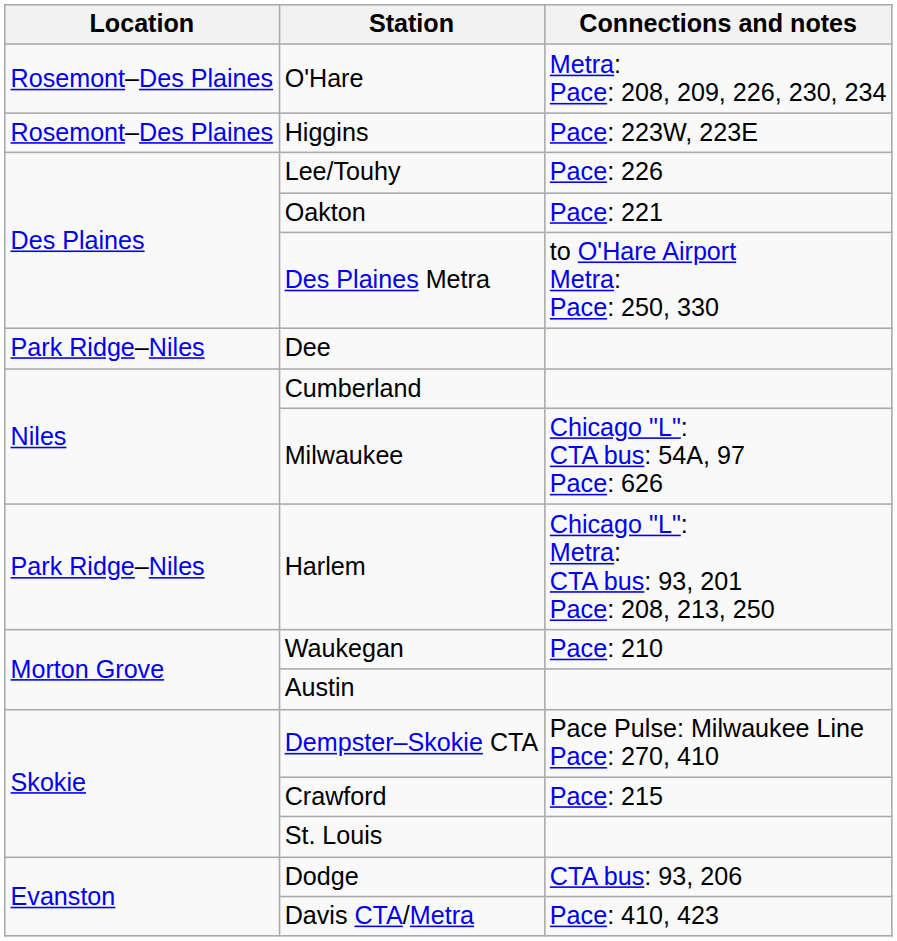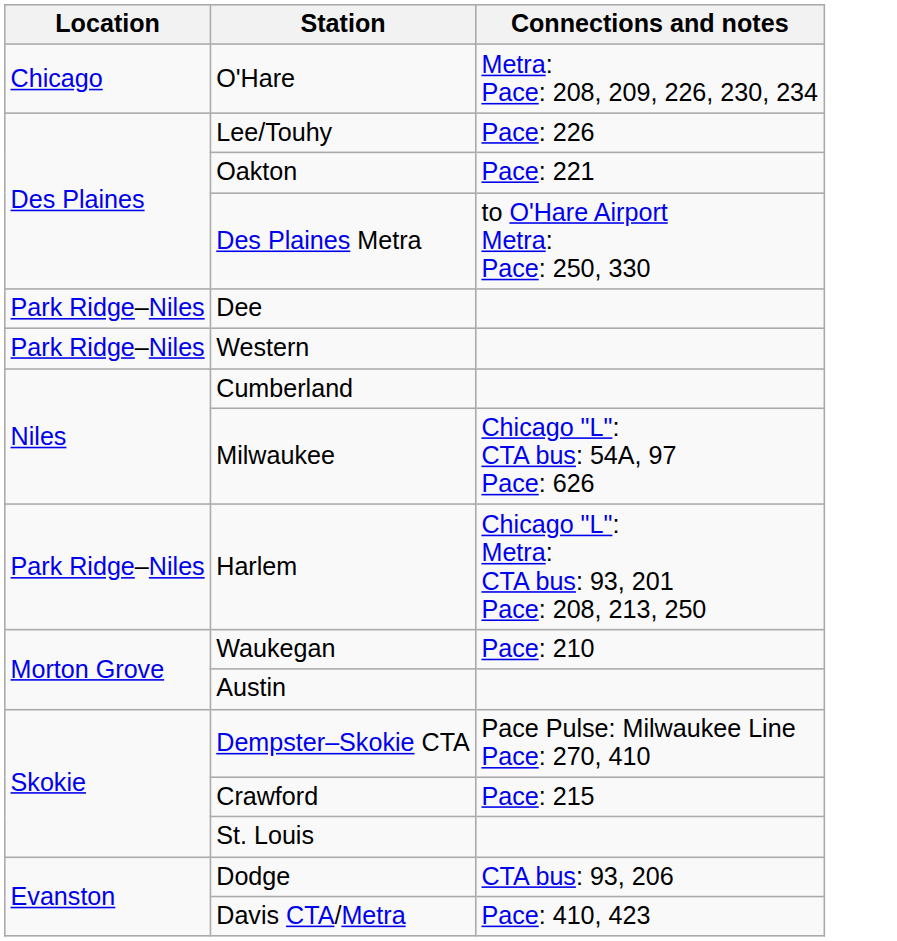(142, 78) Rosemont–Des Plaines -> (57, 78) Chicago
- row: (327, 132)
+ row: (263, 348)
